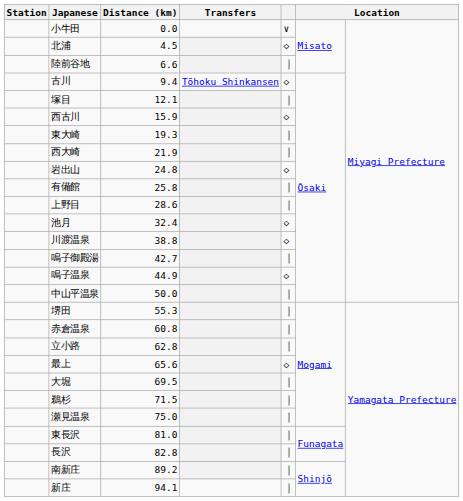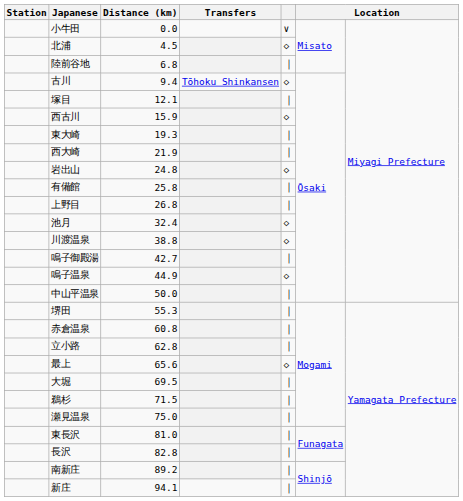(169, 64) 6.6 -> (169, 64) 6.8
(166, 205) 28.6 -> (166, 205) 26.8
